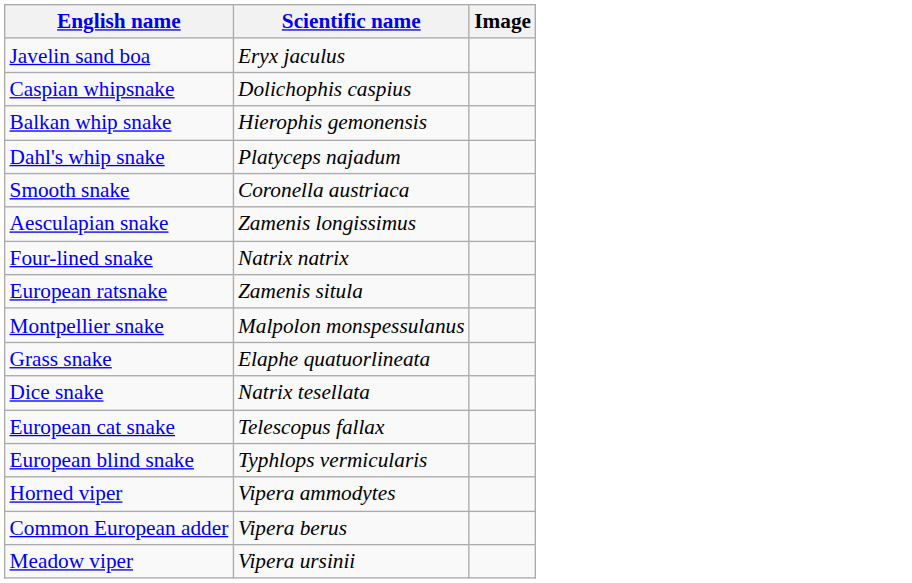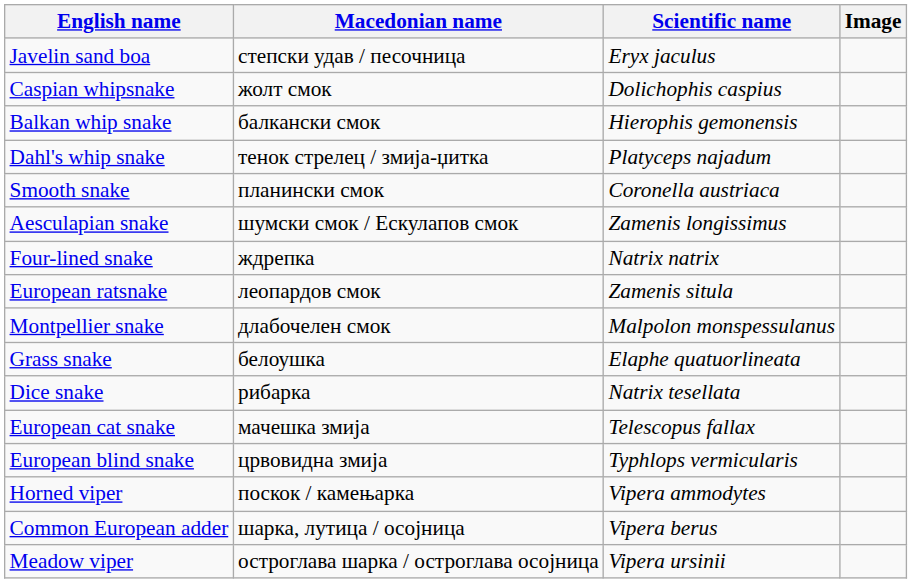+ column: (418, 21)
